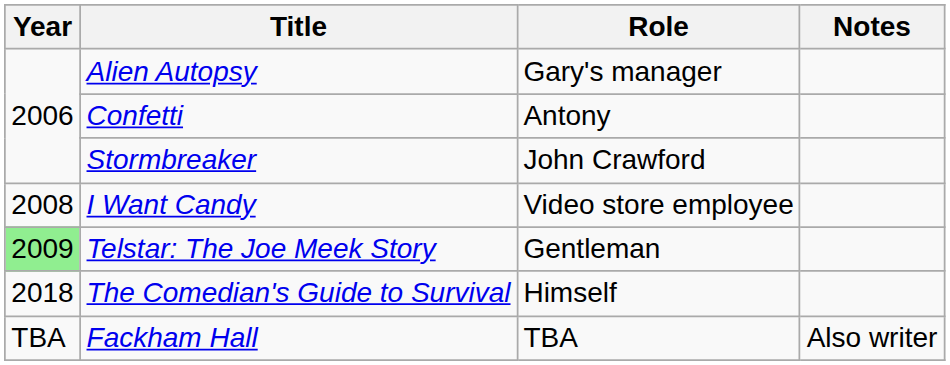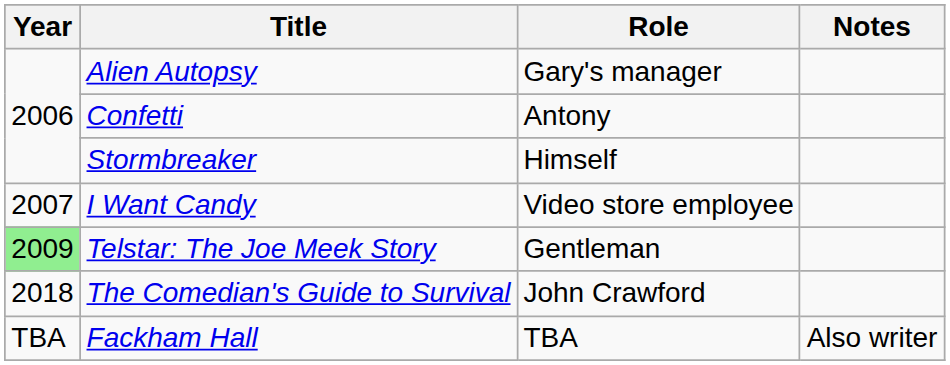(614, 159) John Crawford -> (570, 159) Himself
(42, 204) 2008 -> (42, 204) 2007
(570, 293) Himself -> (614, 293) John Crawford
